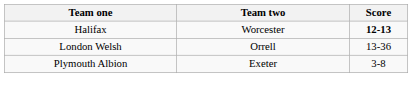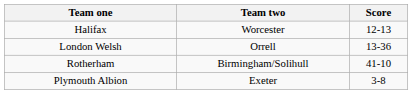(378, 30) bold -> (378, 30) normal
+ row: (91, 64)
